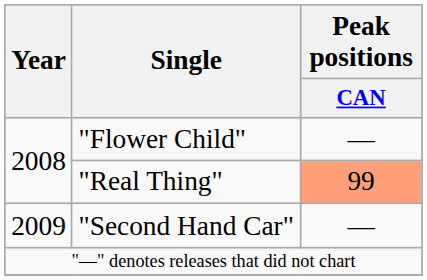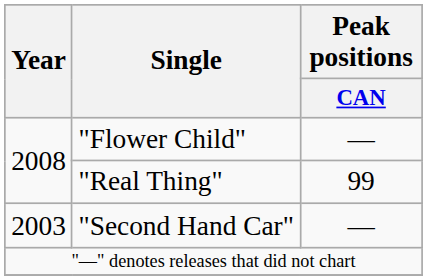(361, 181) lightsalmon background -> (361, 181) no background
(39, 225) 2009 -> (39, 225) 2003
